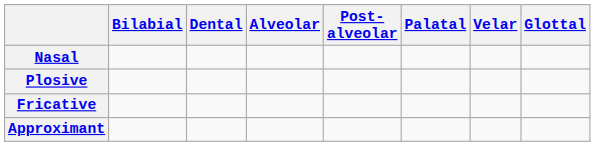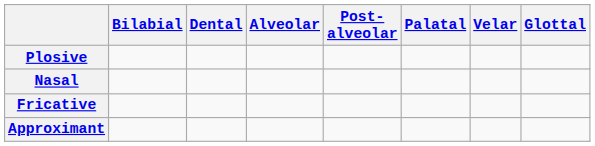rows swapped: (57, 57) <-> (57, 81)
